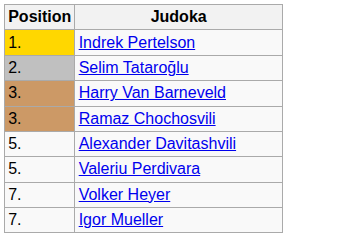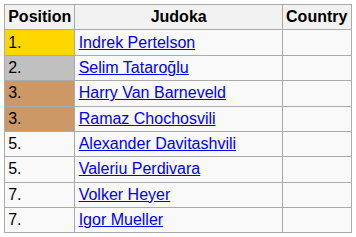+ column: (317, 17)
